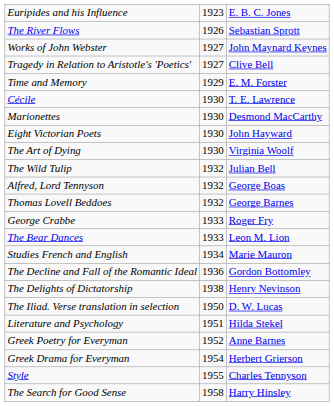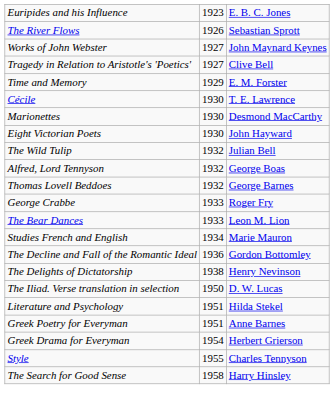- row: (44, 151)
(213, 340) 1952 -> (213, 323) 1951
